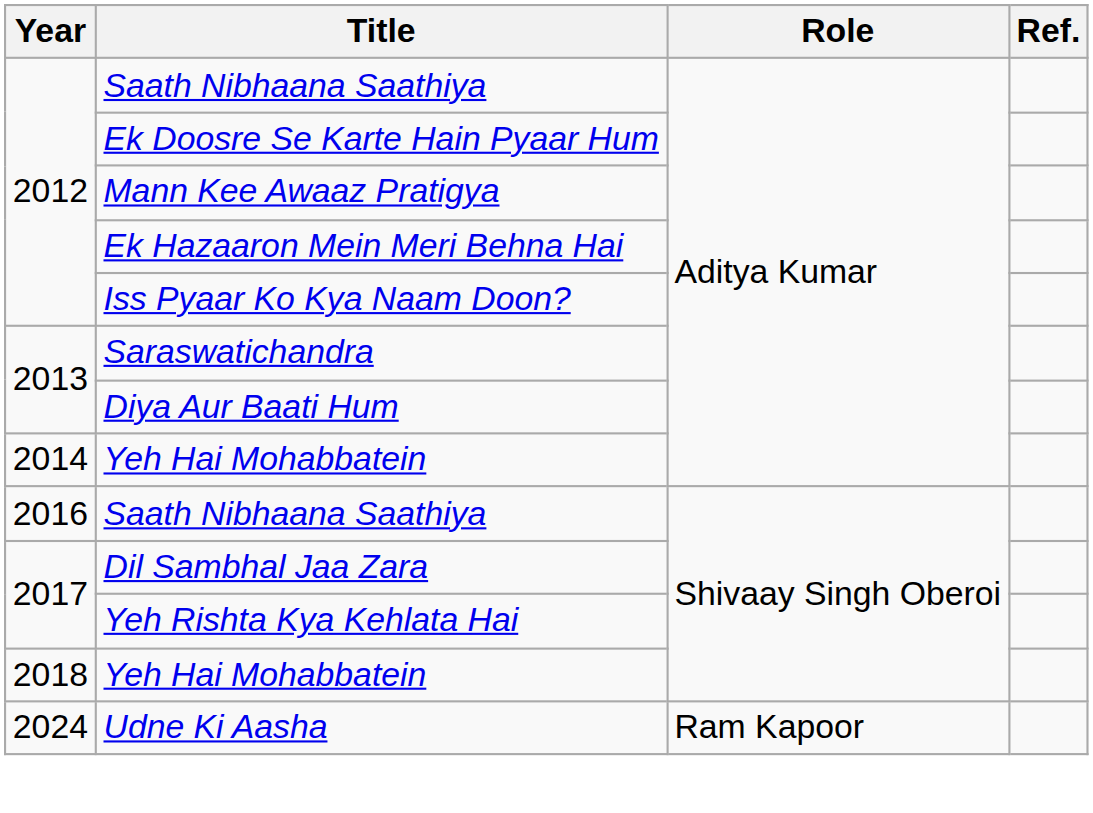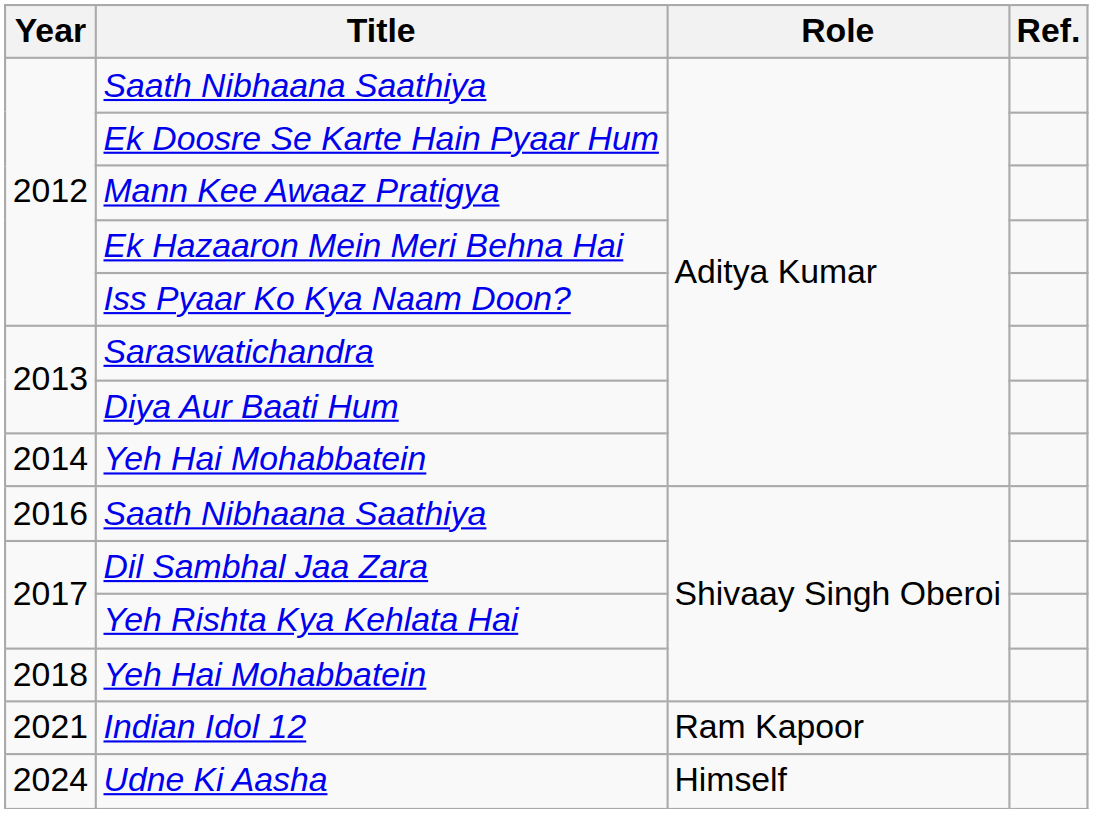+ row: (50, 727)
(769, 727) Ram Kapoor -> (731, 780) Himself
